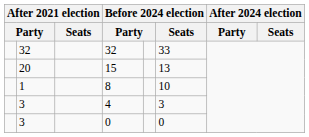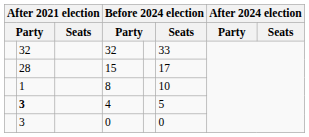(25, 68) 20 -> (25, 68) 28
(164, 68) 13 -> (164, 68) 17
(22, 104) normal -> (22, 104) bold
(161, 104) 3 -> (161, 104) 5
